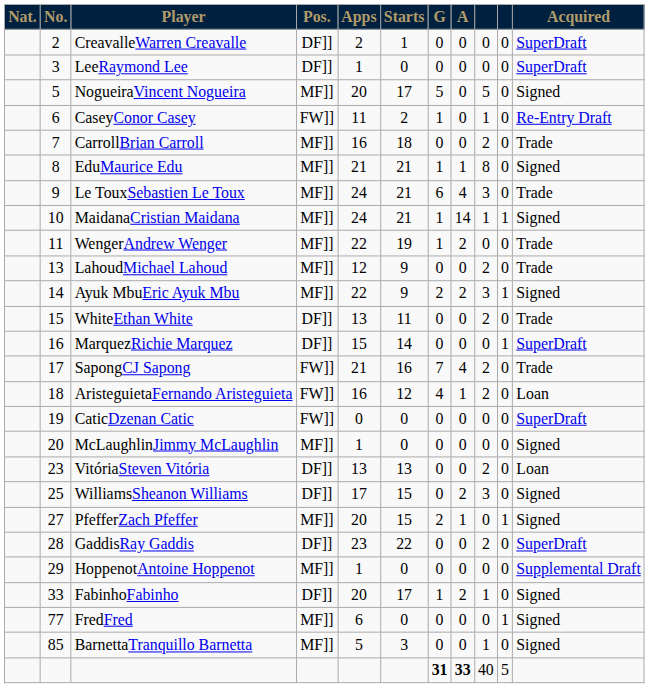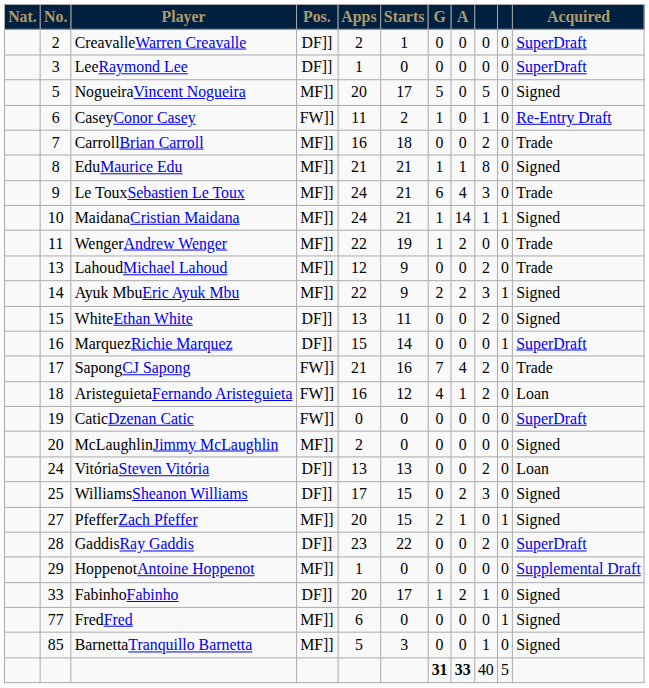(534, 318) Trade -> (538, 318) Signed
(359, 444) 1 -> (359, 444) 2
(56, 469) 23 -> (56, 469) 24
